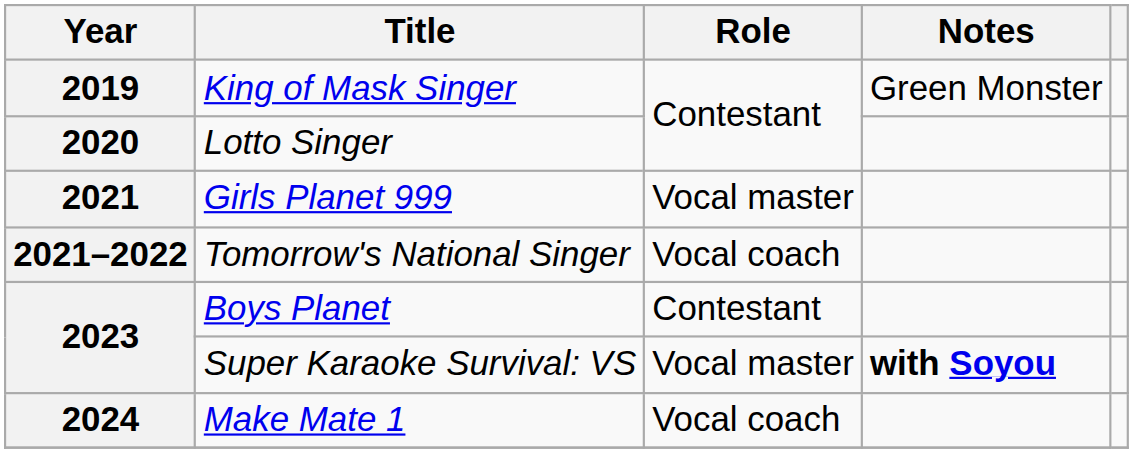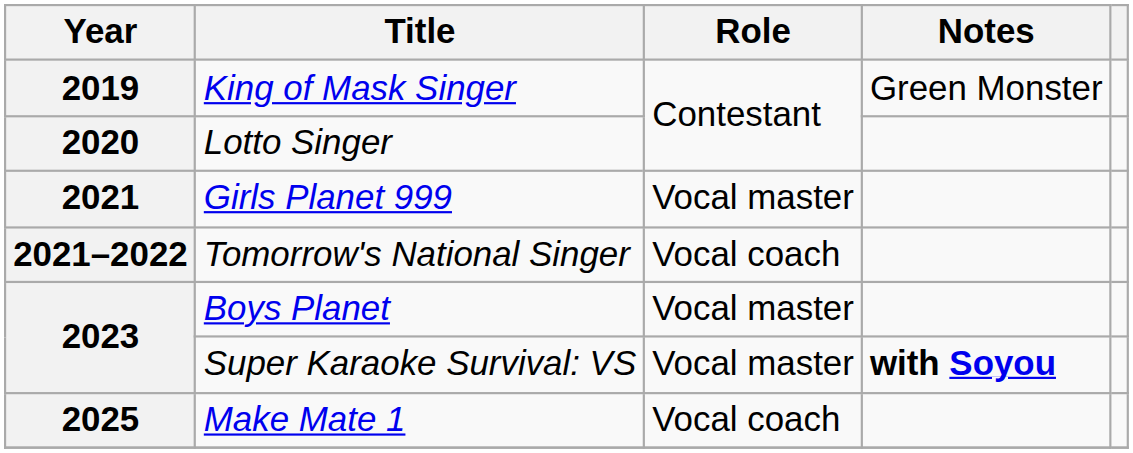(737, 308) Contestant -> (753, 308) Vocal master
(100, 419) 2024 -> (100, 419) 2025
